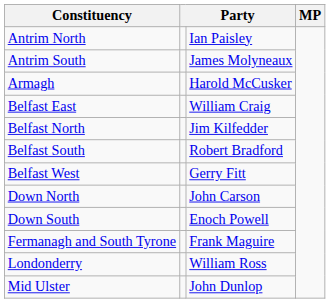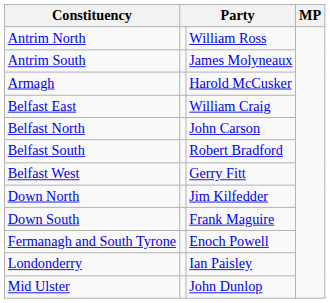(221, 38) Ian Paisley -> (228, 38) William Ross
(229, 128) Jim Kilfedder -> (225, 128) John Carson
(225, 196) John Carson -> (229, 196) Jim Kilfedder
(229, 219) Enoch Powell -> (232, 219) Frank Maguire
(232, 241) Frank Maguire -> (229, 241) Enoch Powell
(228, 264) William Ross -> (221, 264) Ian Paisley
